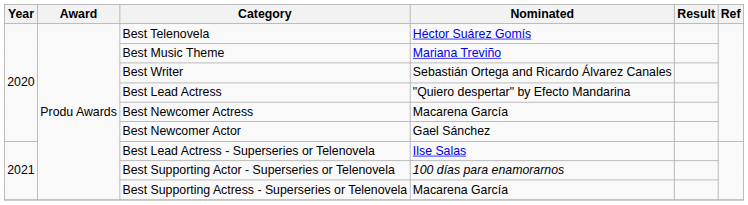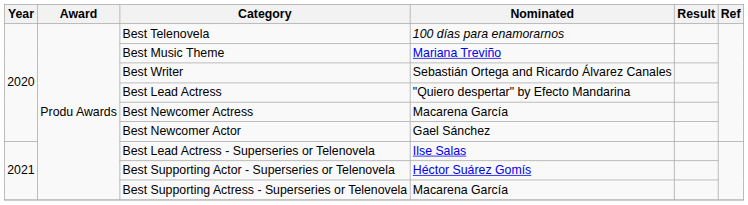(472, 33) Héctor Suárez Gomís -> (488, 33) 100 días para enamorarnos
(488, 170) 100 días para enamorarnos -> (472, 170) Héctor Suárez Gomís
